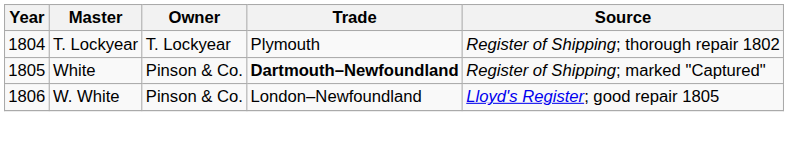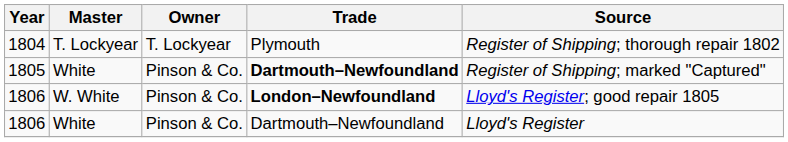(336, 96) normal -> (343, 96) bold
+ row: (27, 123)
